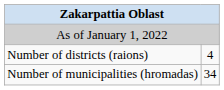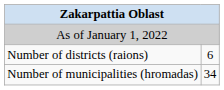(210, 54) 4 -> (210, 54) 6
